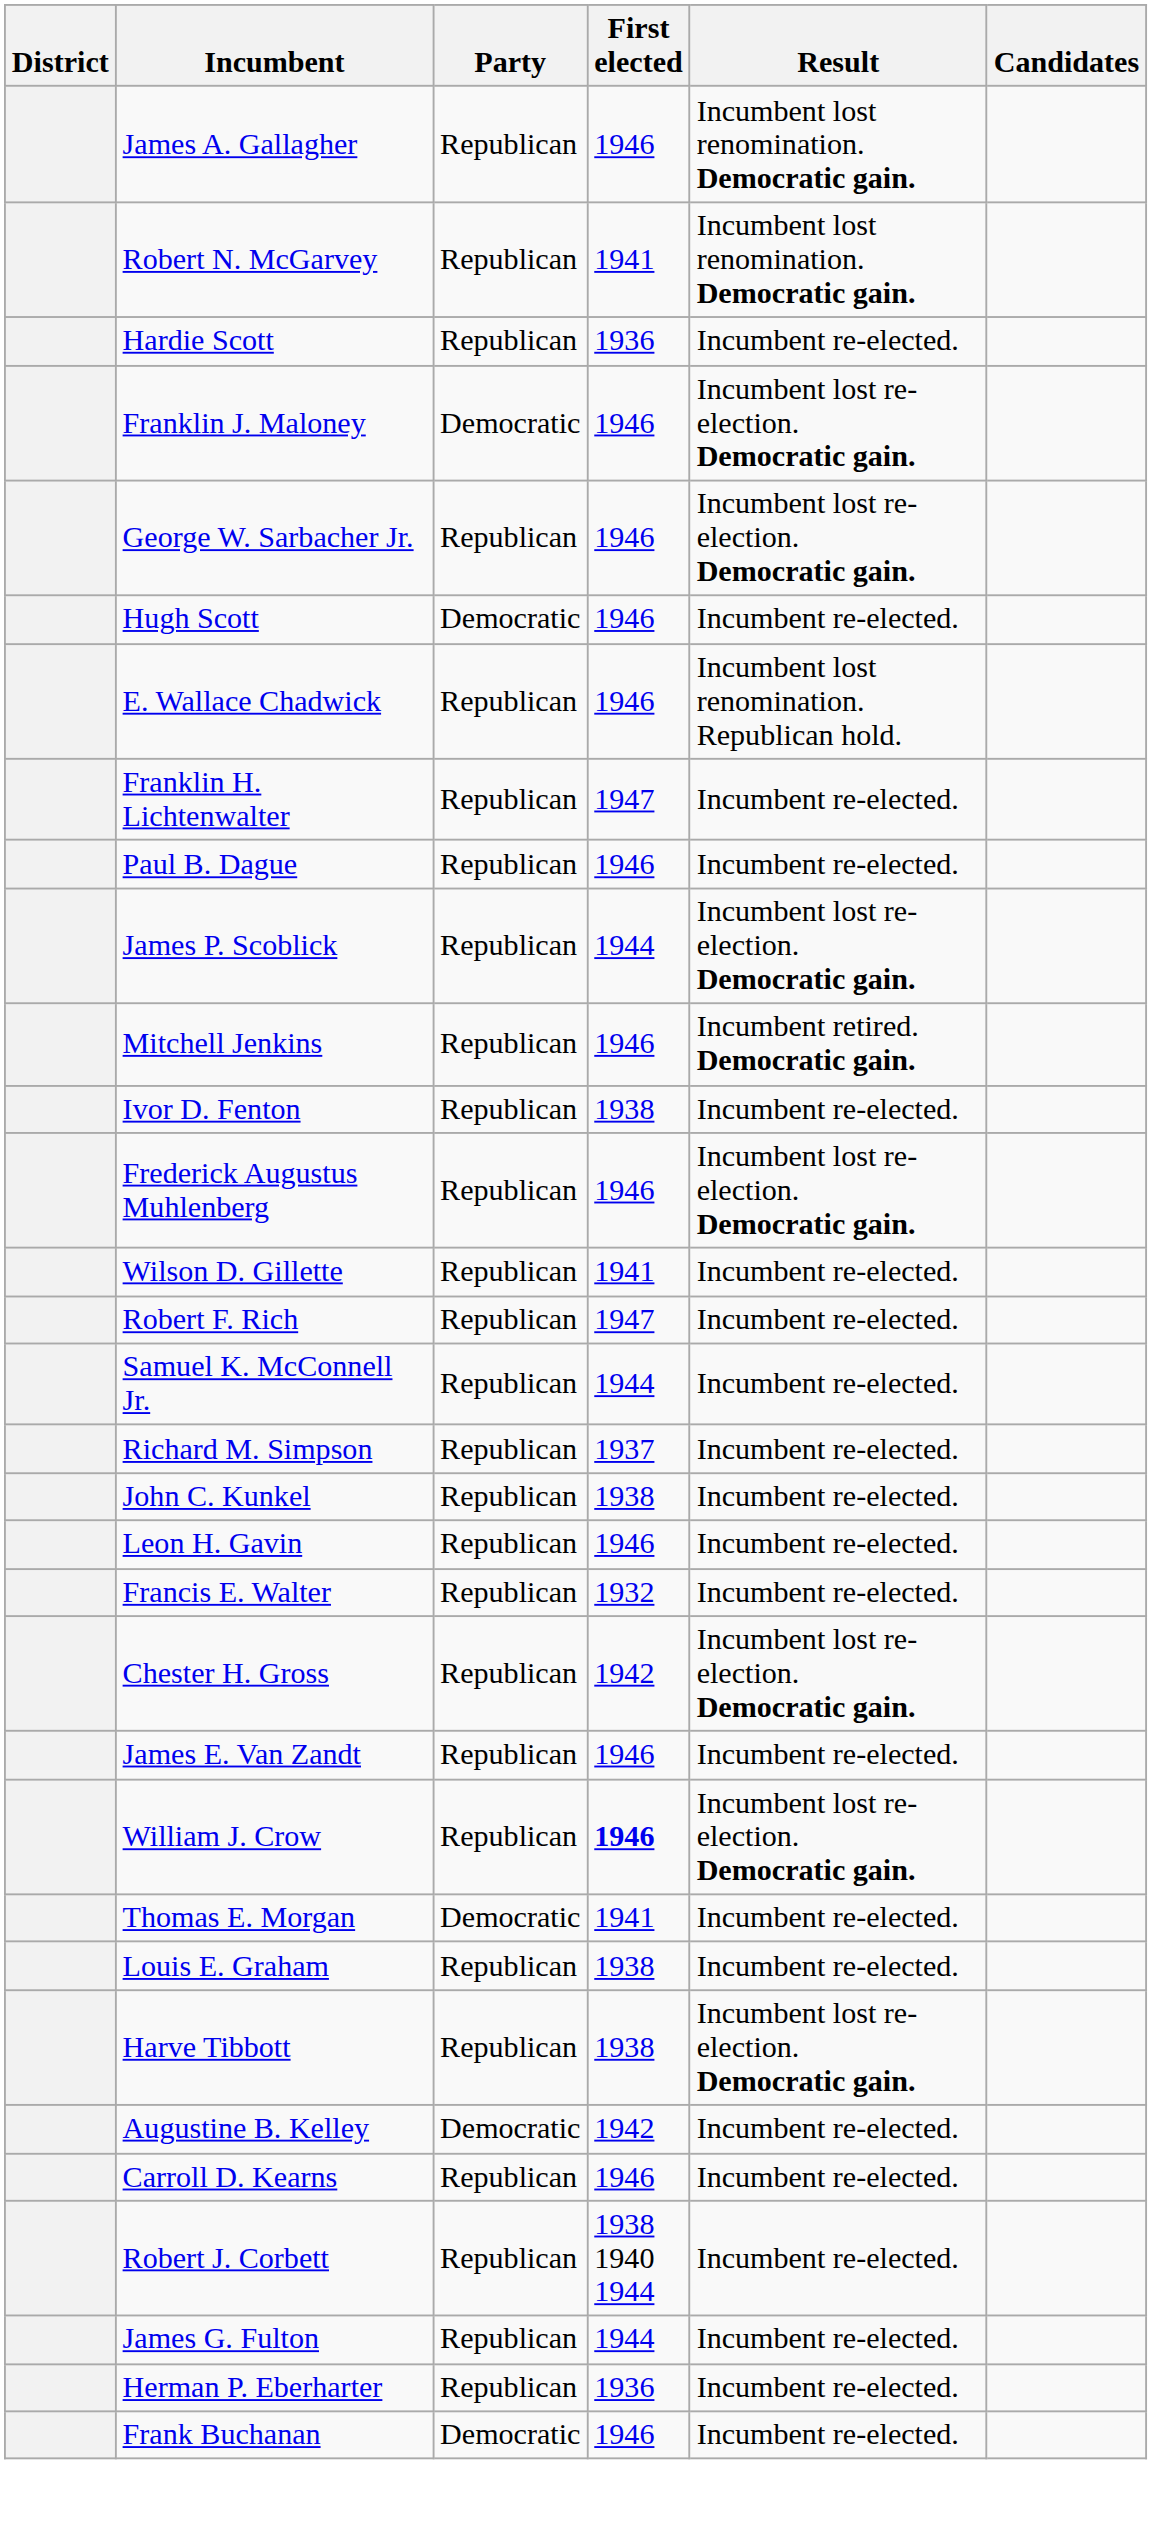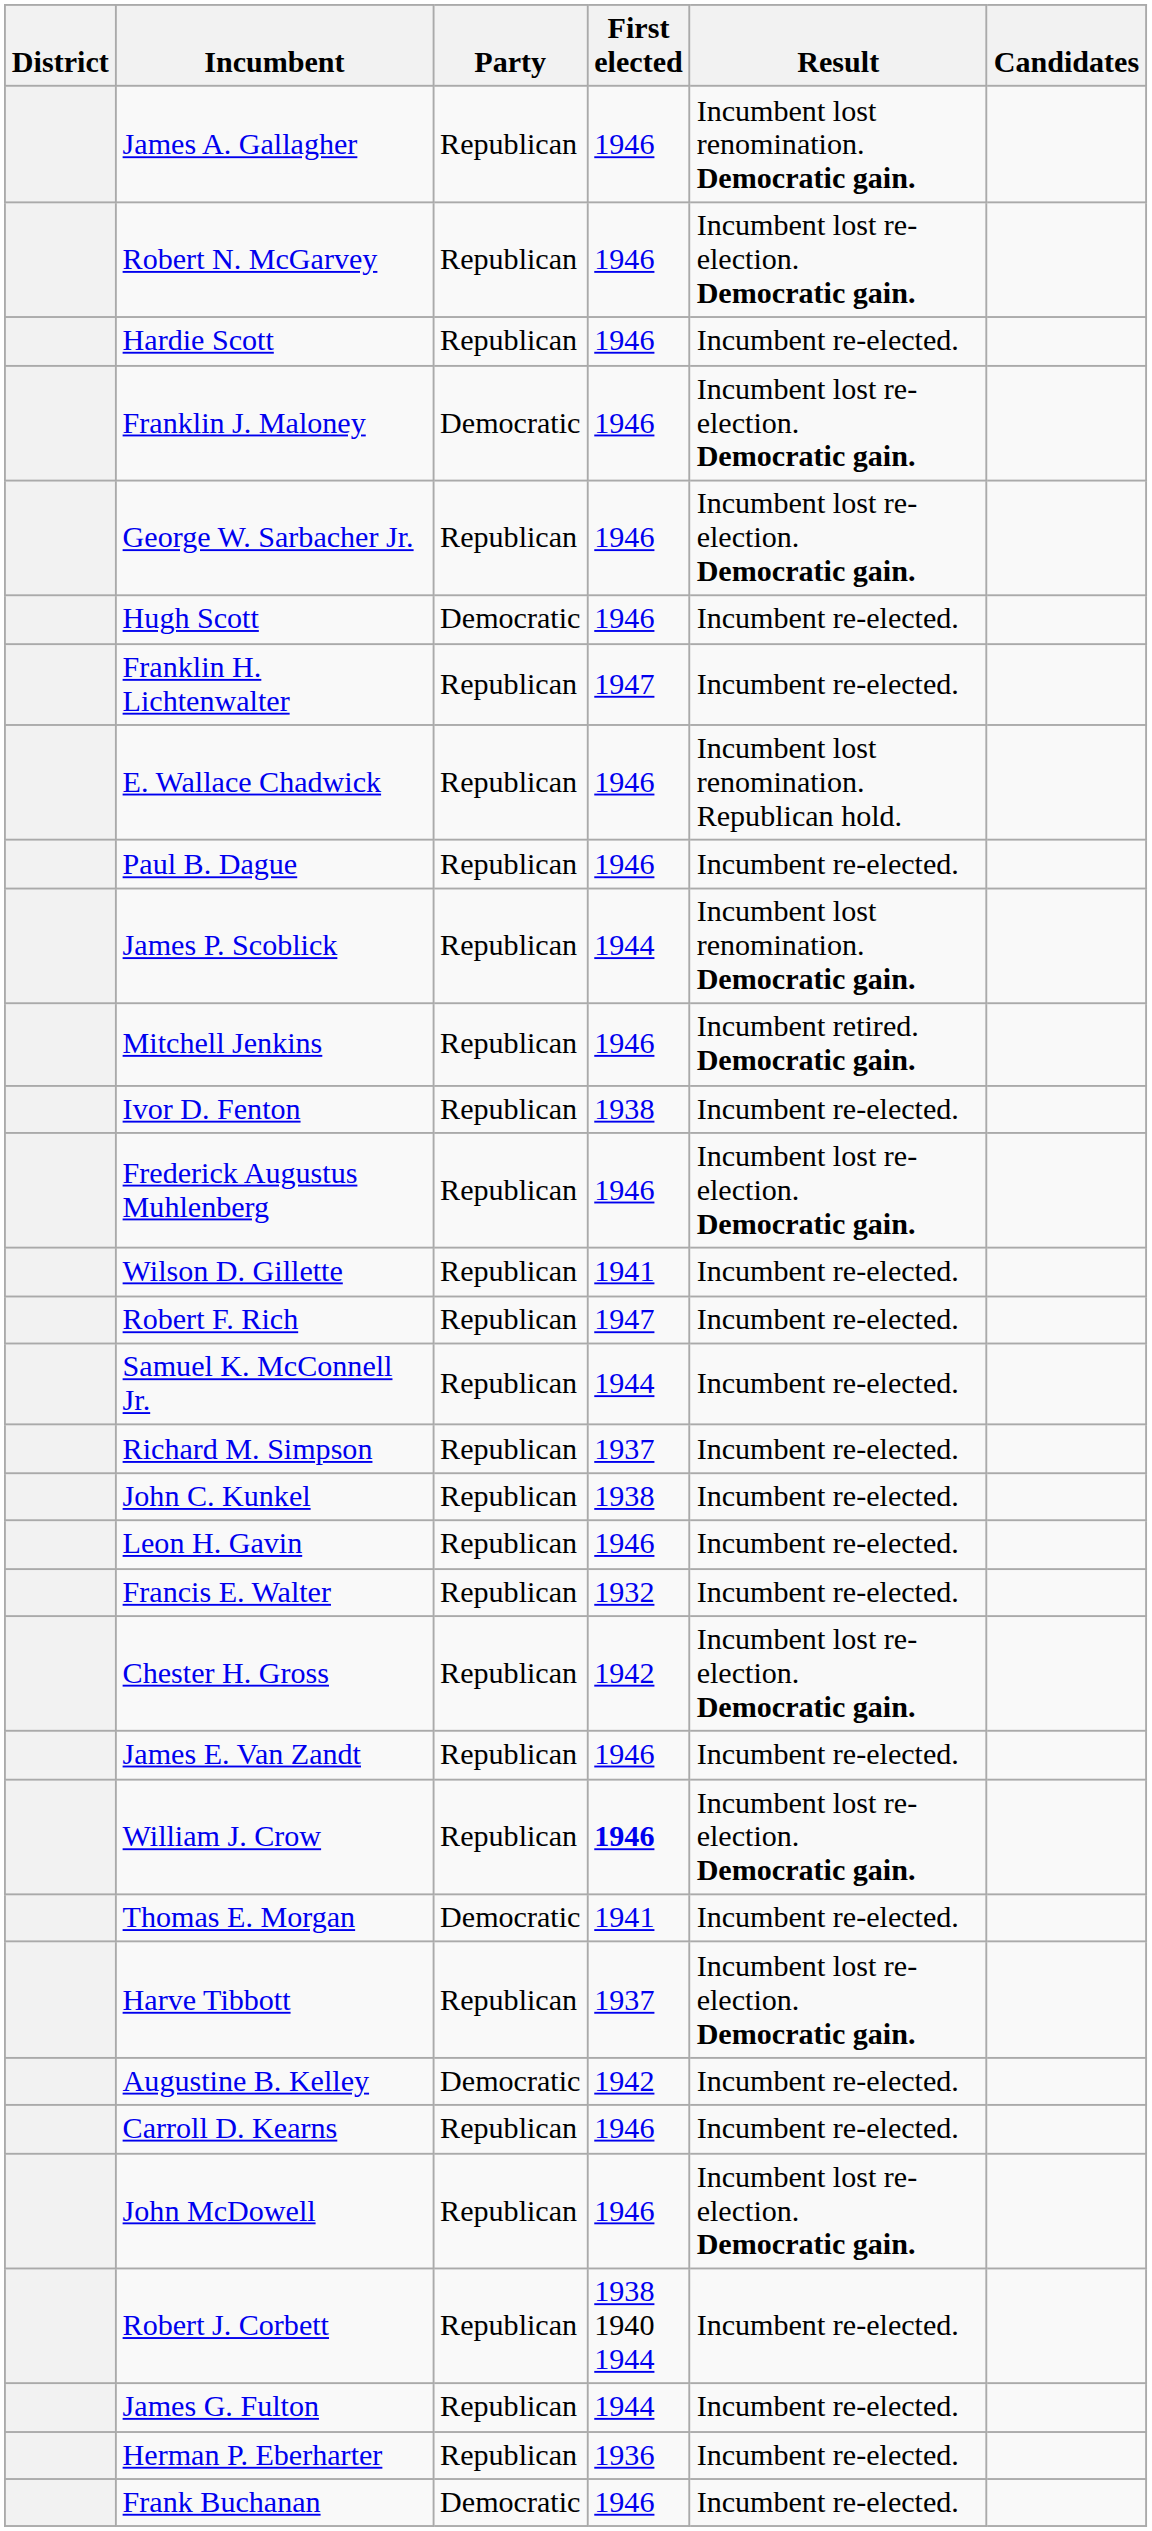(624, 259) 1941 -> (624, 259) 1946
(806, 259) Incumbent lost renomination. Democratic gain. -> (807, 259) Incumbent lost re-election. Democratic gain.
(624, 340) 1936 -> (624, 340) 1946
rows swapped: (252, 700) <-> (206, 799)
(807, 945) Incumbent lost re-election. Democratic gain. -> (806, 945) Incumbent lost renomination. Democratic gain.
- row: (226, 1965)
(624, 2047) 1938 -> (624, 1999) 1937
+ row: (219, 2210)
